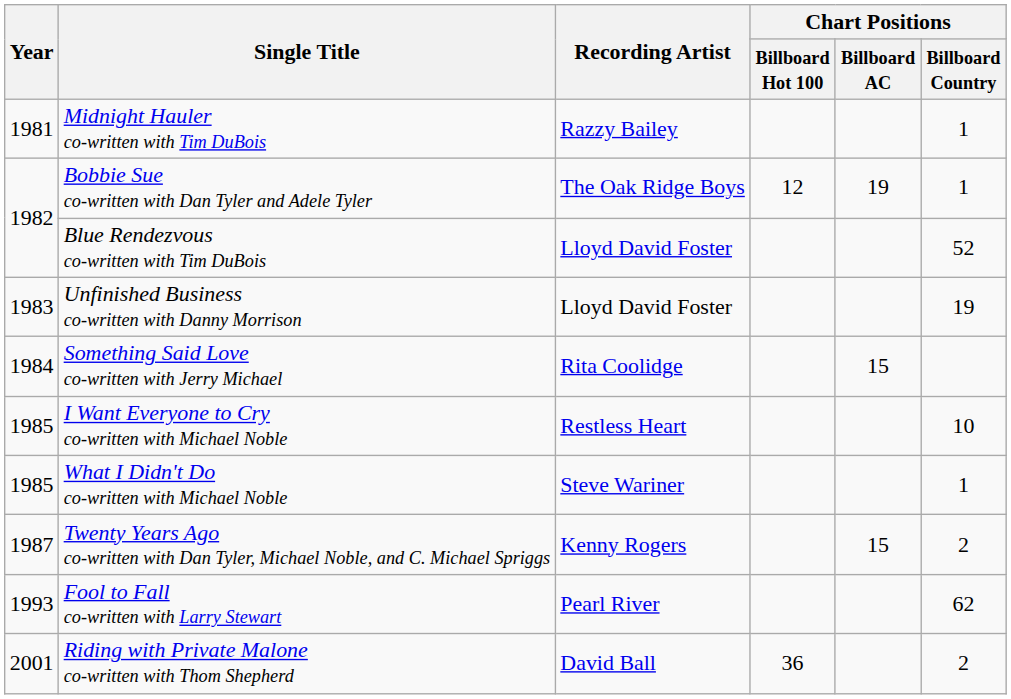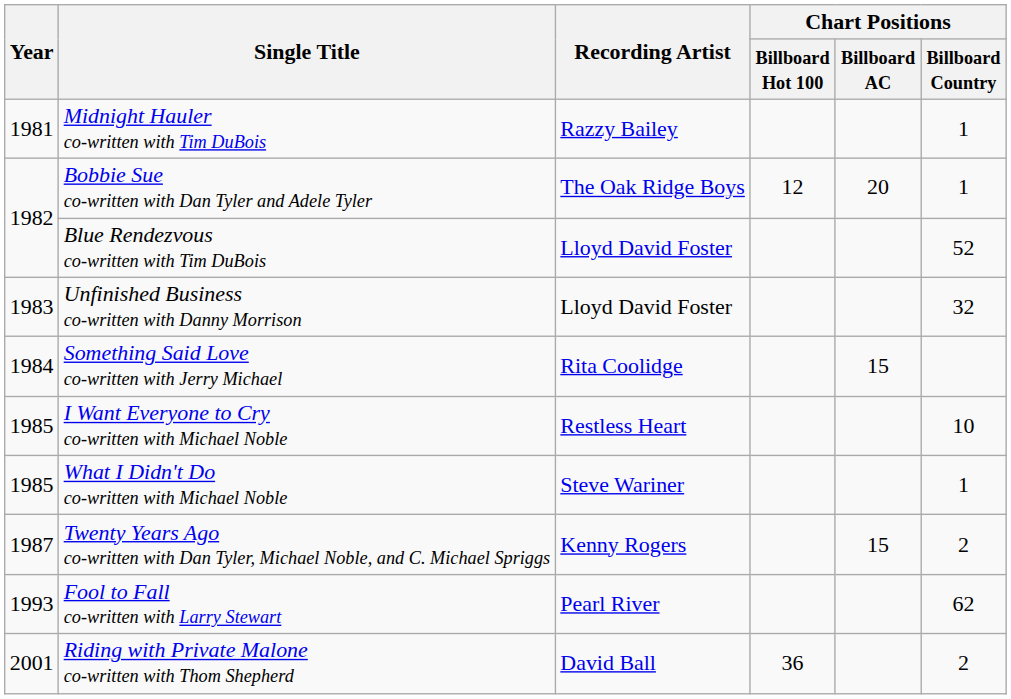(878, 187) 19 -> (878, 187) 20
(963, 306) 19 -> (963, 306) 32
